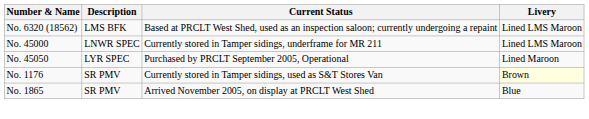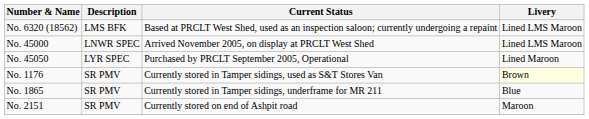(263, 43) Currently stored in Tamper sidings, underframe for MR 211 -> (259, 43) Arrived November 2005, on display at PRCLT West Shed
(259, 91) Arrived November 2005, on display at PRCLT West Shed -> (263, 91) Currently stored in Tamper sidings, underframe for MR 211
+ row: (25, 106)
